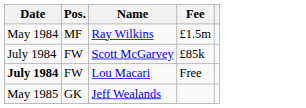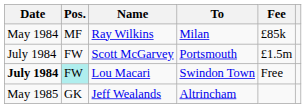+ column: (217, 14)
(195, 34) £1.5m -> (273, 34) £85k
(192, 53) £85k -> (277, 53) £1.5m
(73, 73) no background -> (73, 73) paleturquoise background
